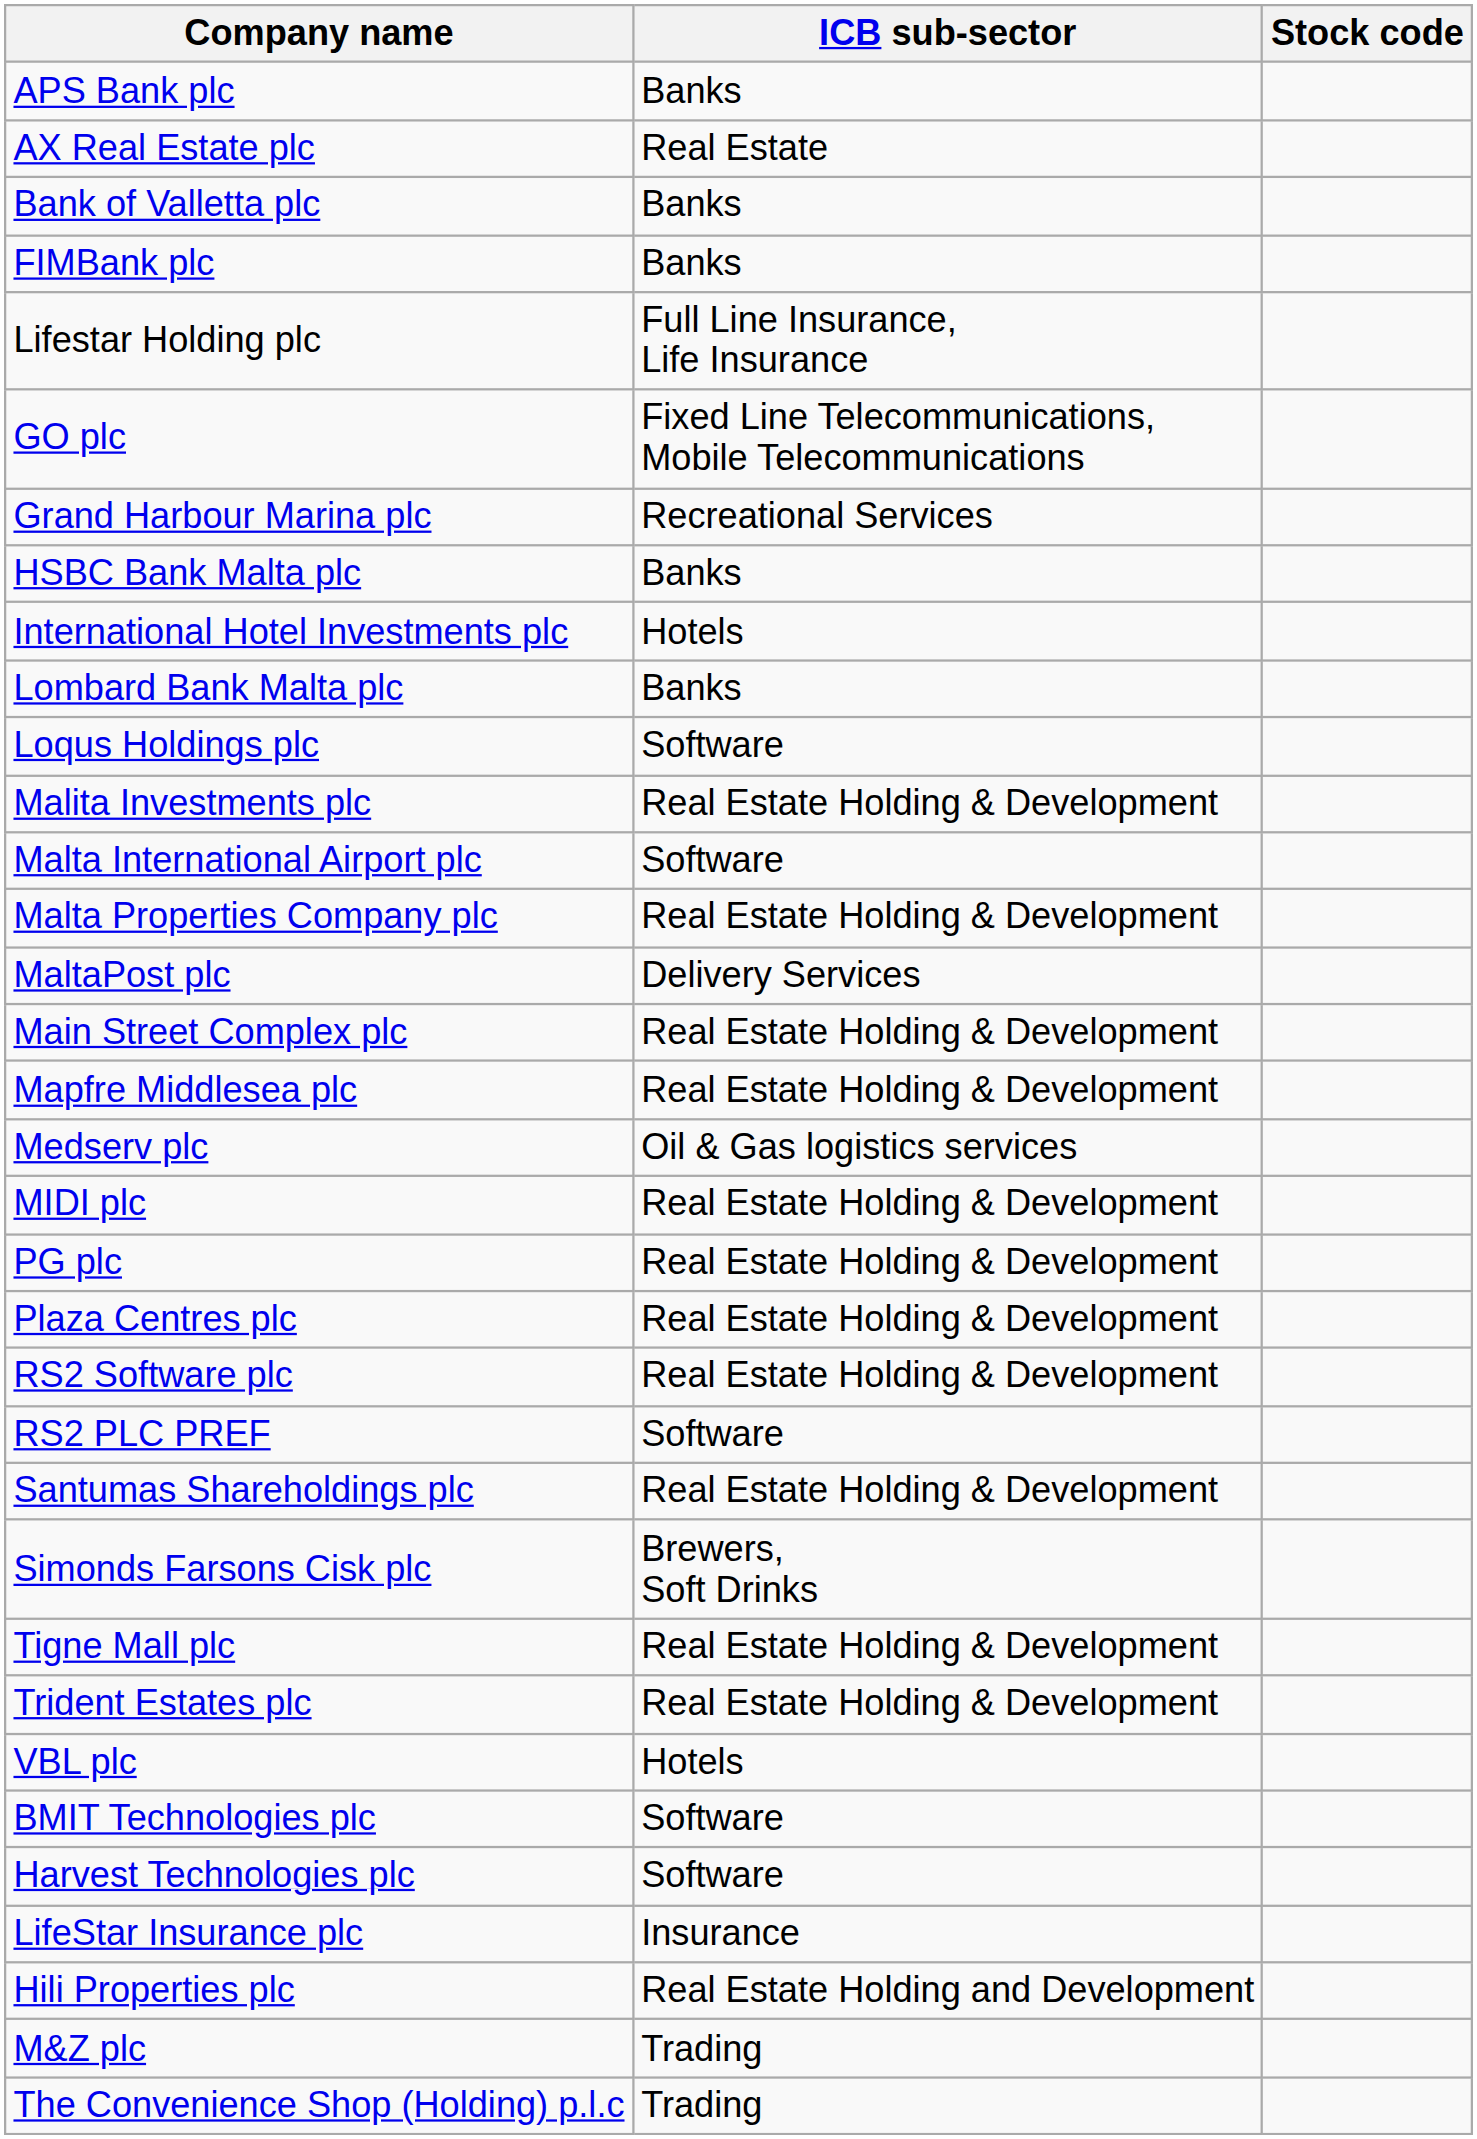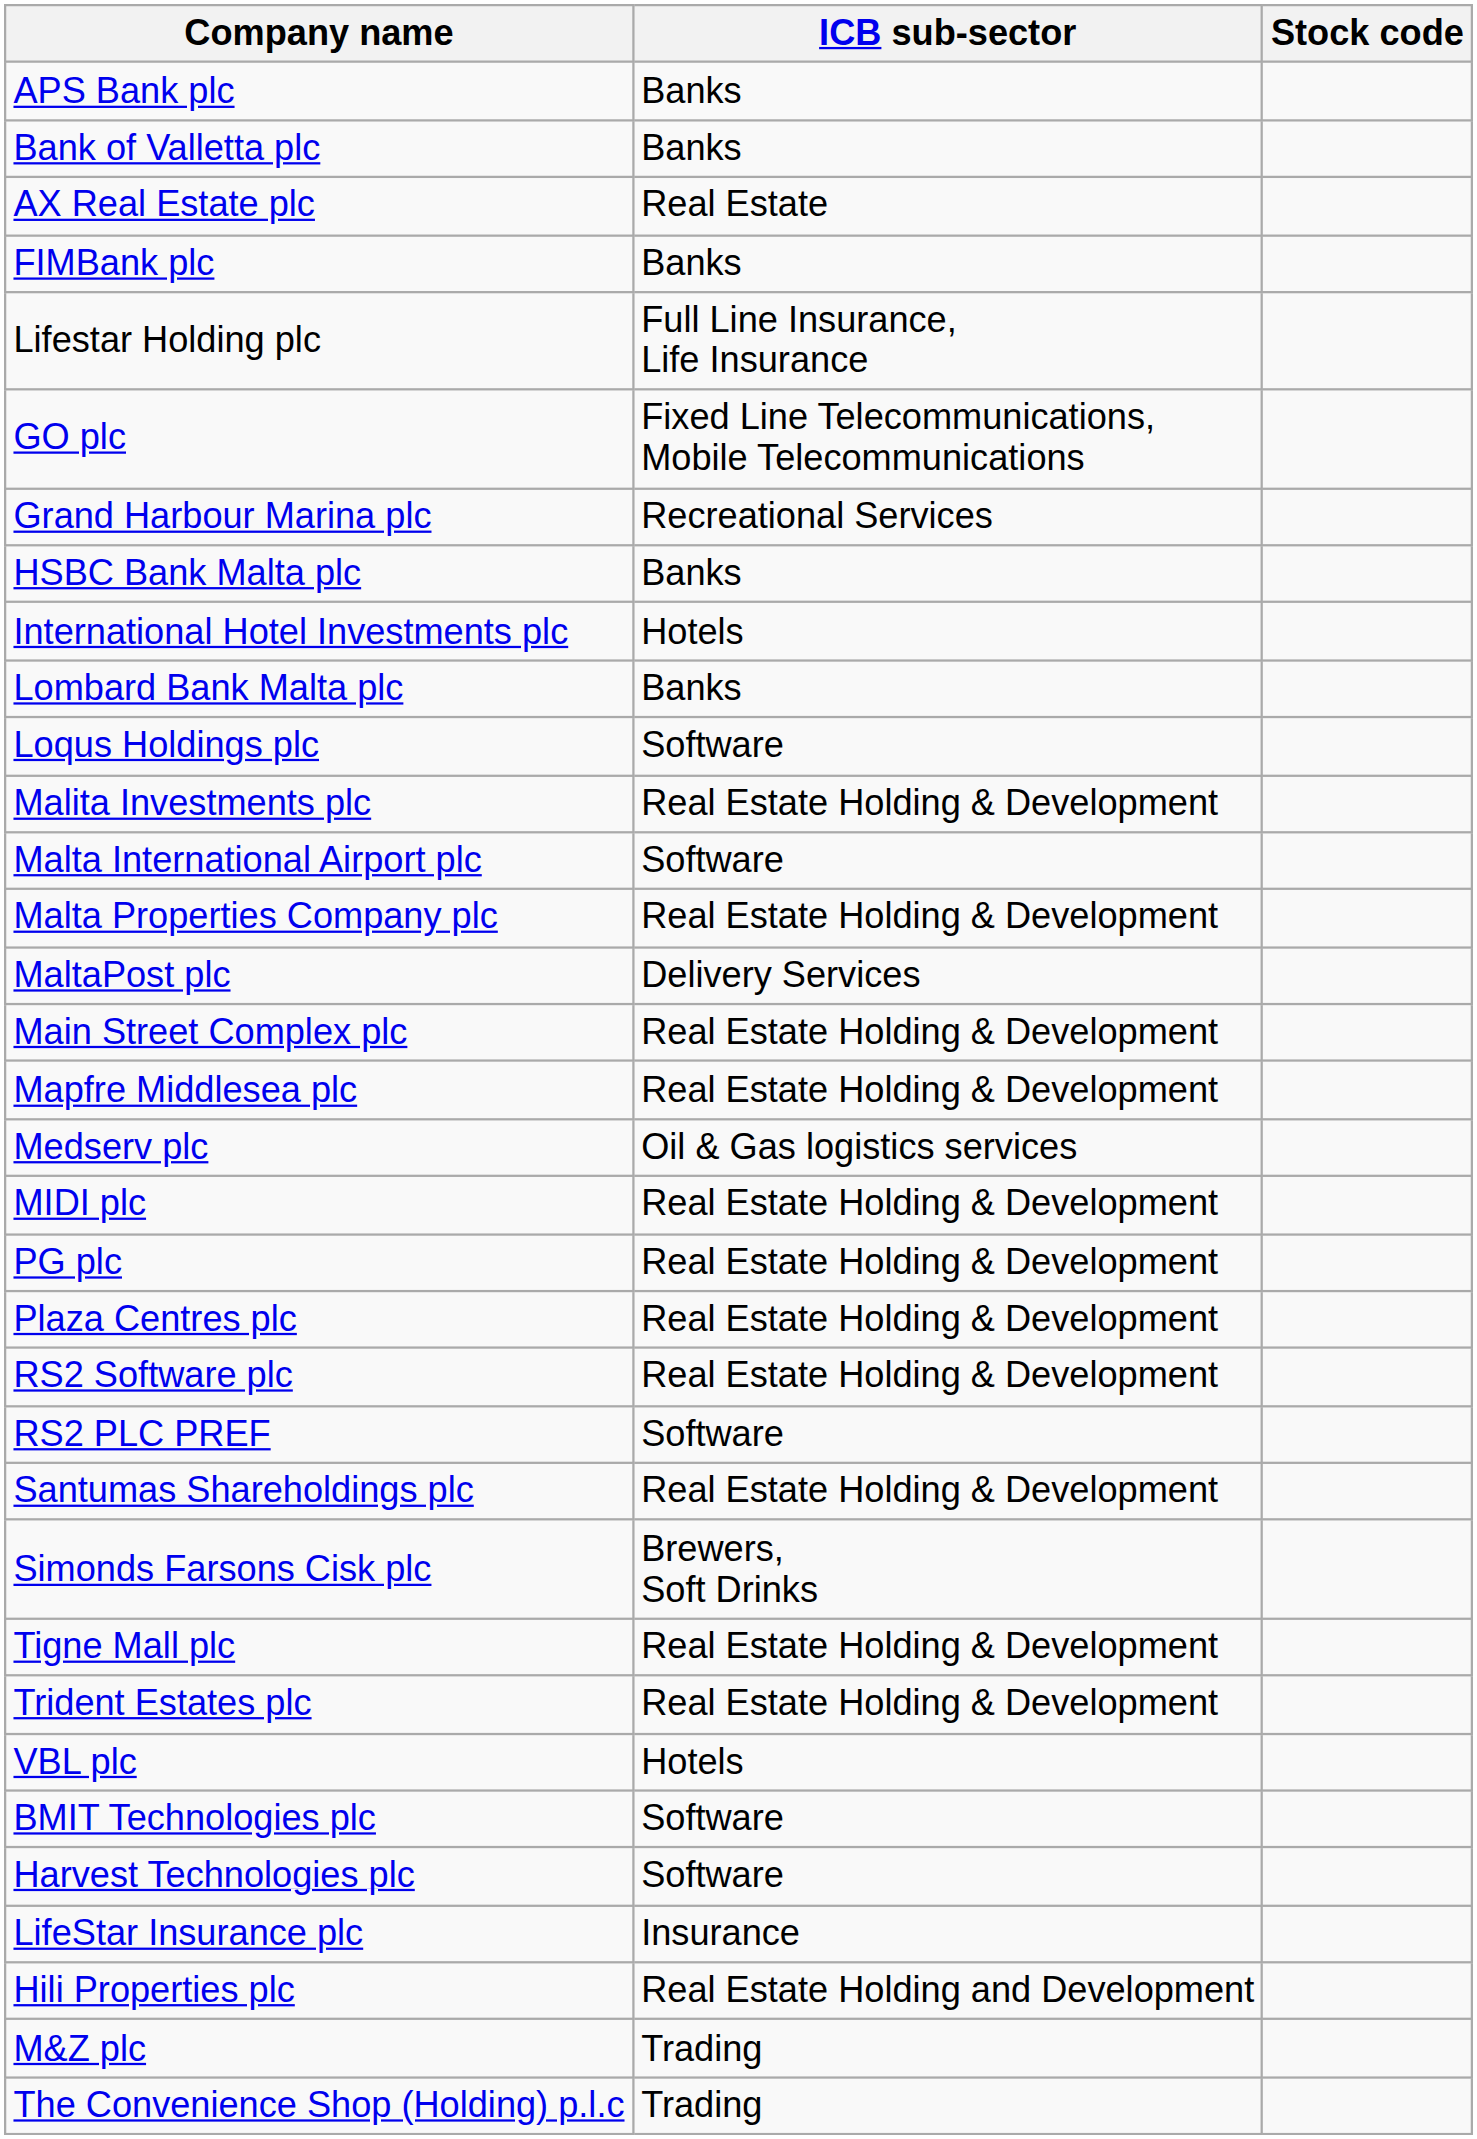rows swapped: (164, 147) <-> (167, 205)
